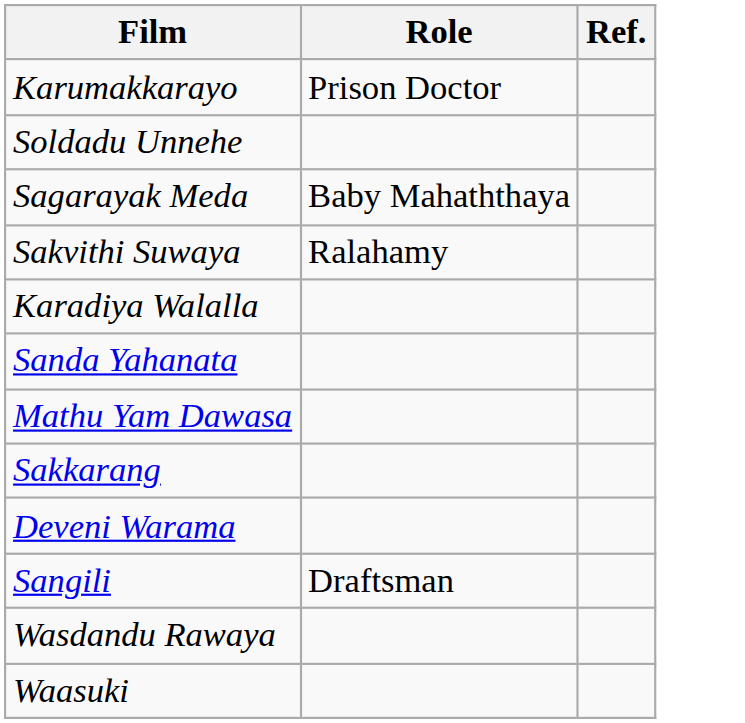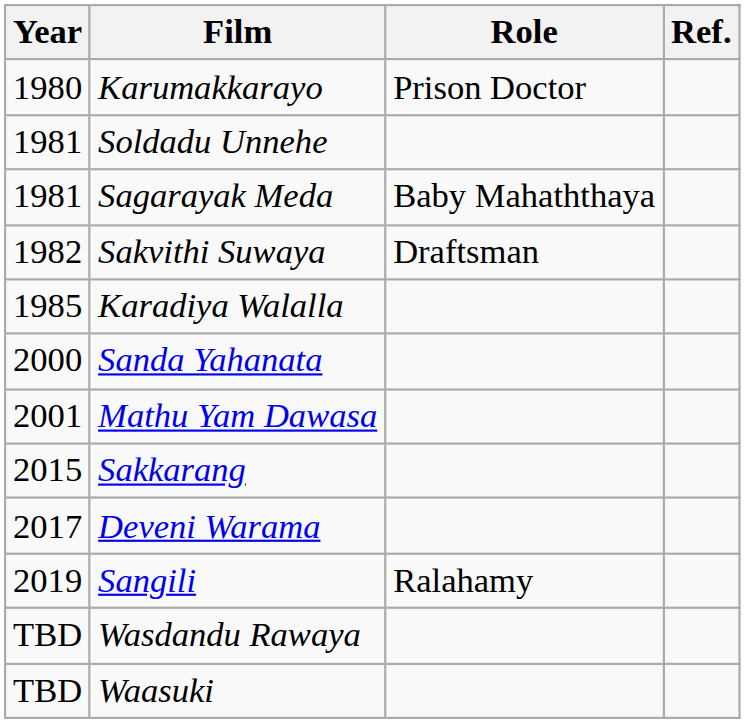+ column: (48, 31)
(378, 251) Ralahamy -> (466, 251) Draftsman
(381, 580) Draftsman -> (463, 580) Ralahamy
